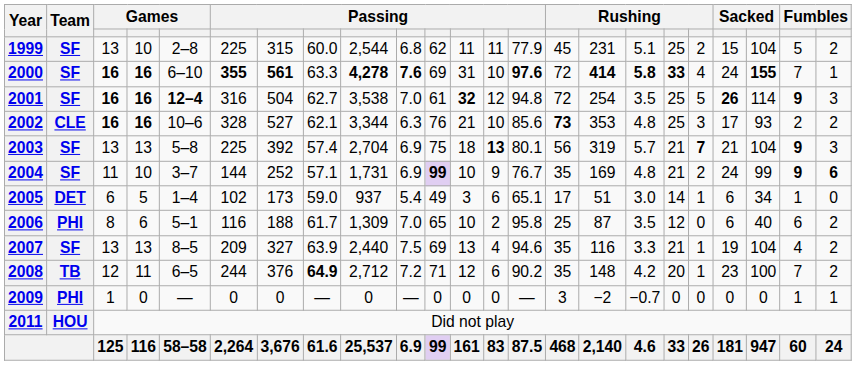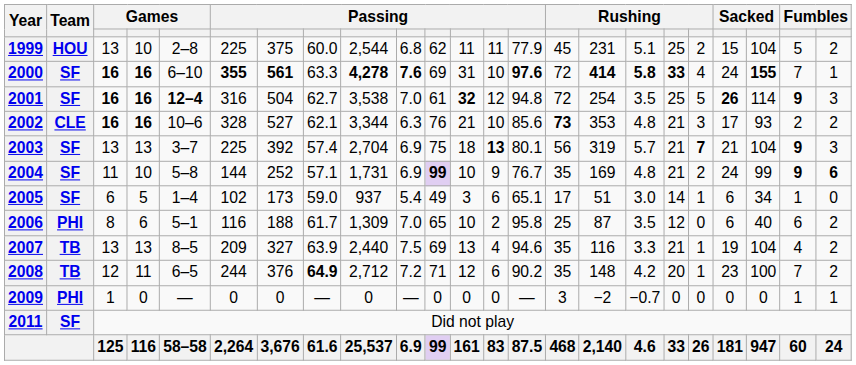(70, 49) SF -> (70, 49) HOU
(280, 49) 315 -> (280, 49) 375
(676, 123) 25 -> (676, 123) 21
(185, 148) 5–8 -> (185, 148) 3–7
(185, 173) 3–7 -> (185, 173) 5–8
(70, 198) DET -> (70, 198) SF
(70, 247) SF -> (70, 247) TB
(70, 322) HOU -> (70, 322) SF
